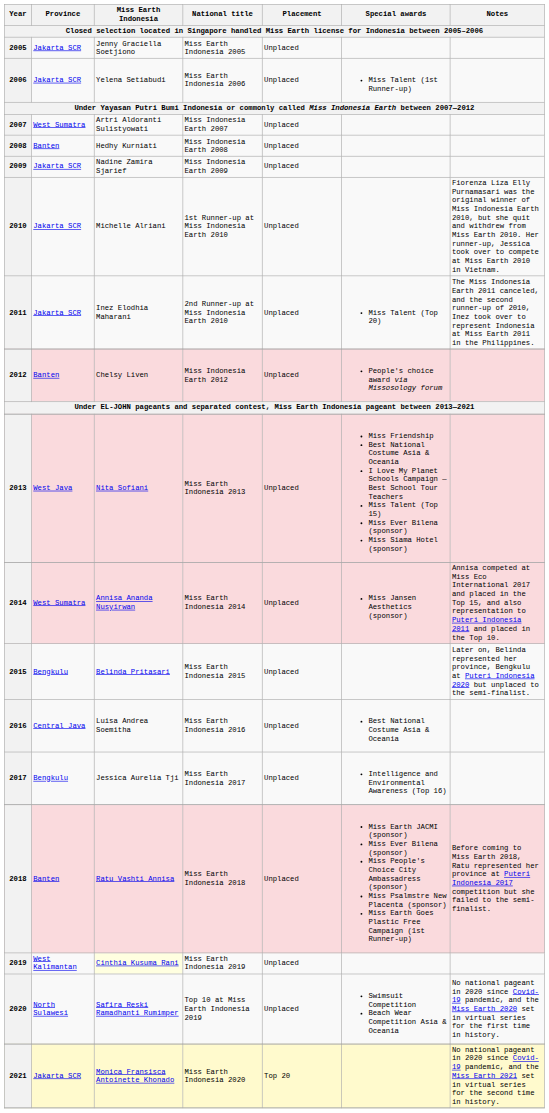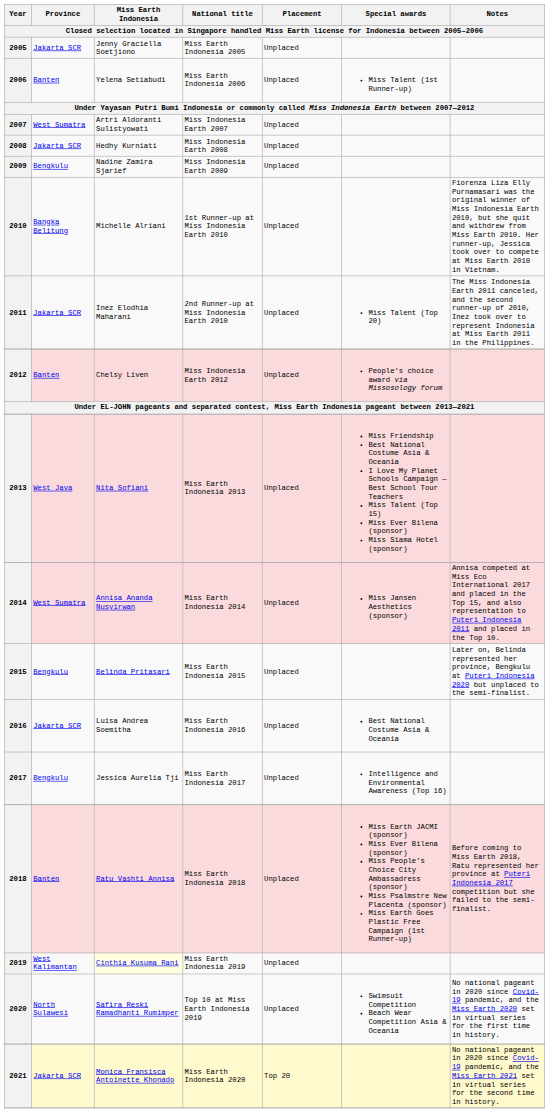(57, 80) Jakarta SCR -> (46, 80) Banten
(46, 145) Banten -> (57, 145) Jakarta SCR
(57, 166) Jakarta SCR -> (51, 166) Bengkulu
(57, 226) Jakarta SCR -> (51, 226) Bangka Belitung
(59, 725) Central Java -> (57, 725) Jakarta SCR
